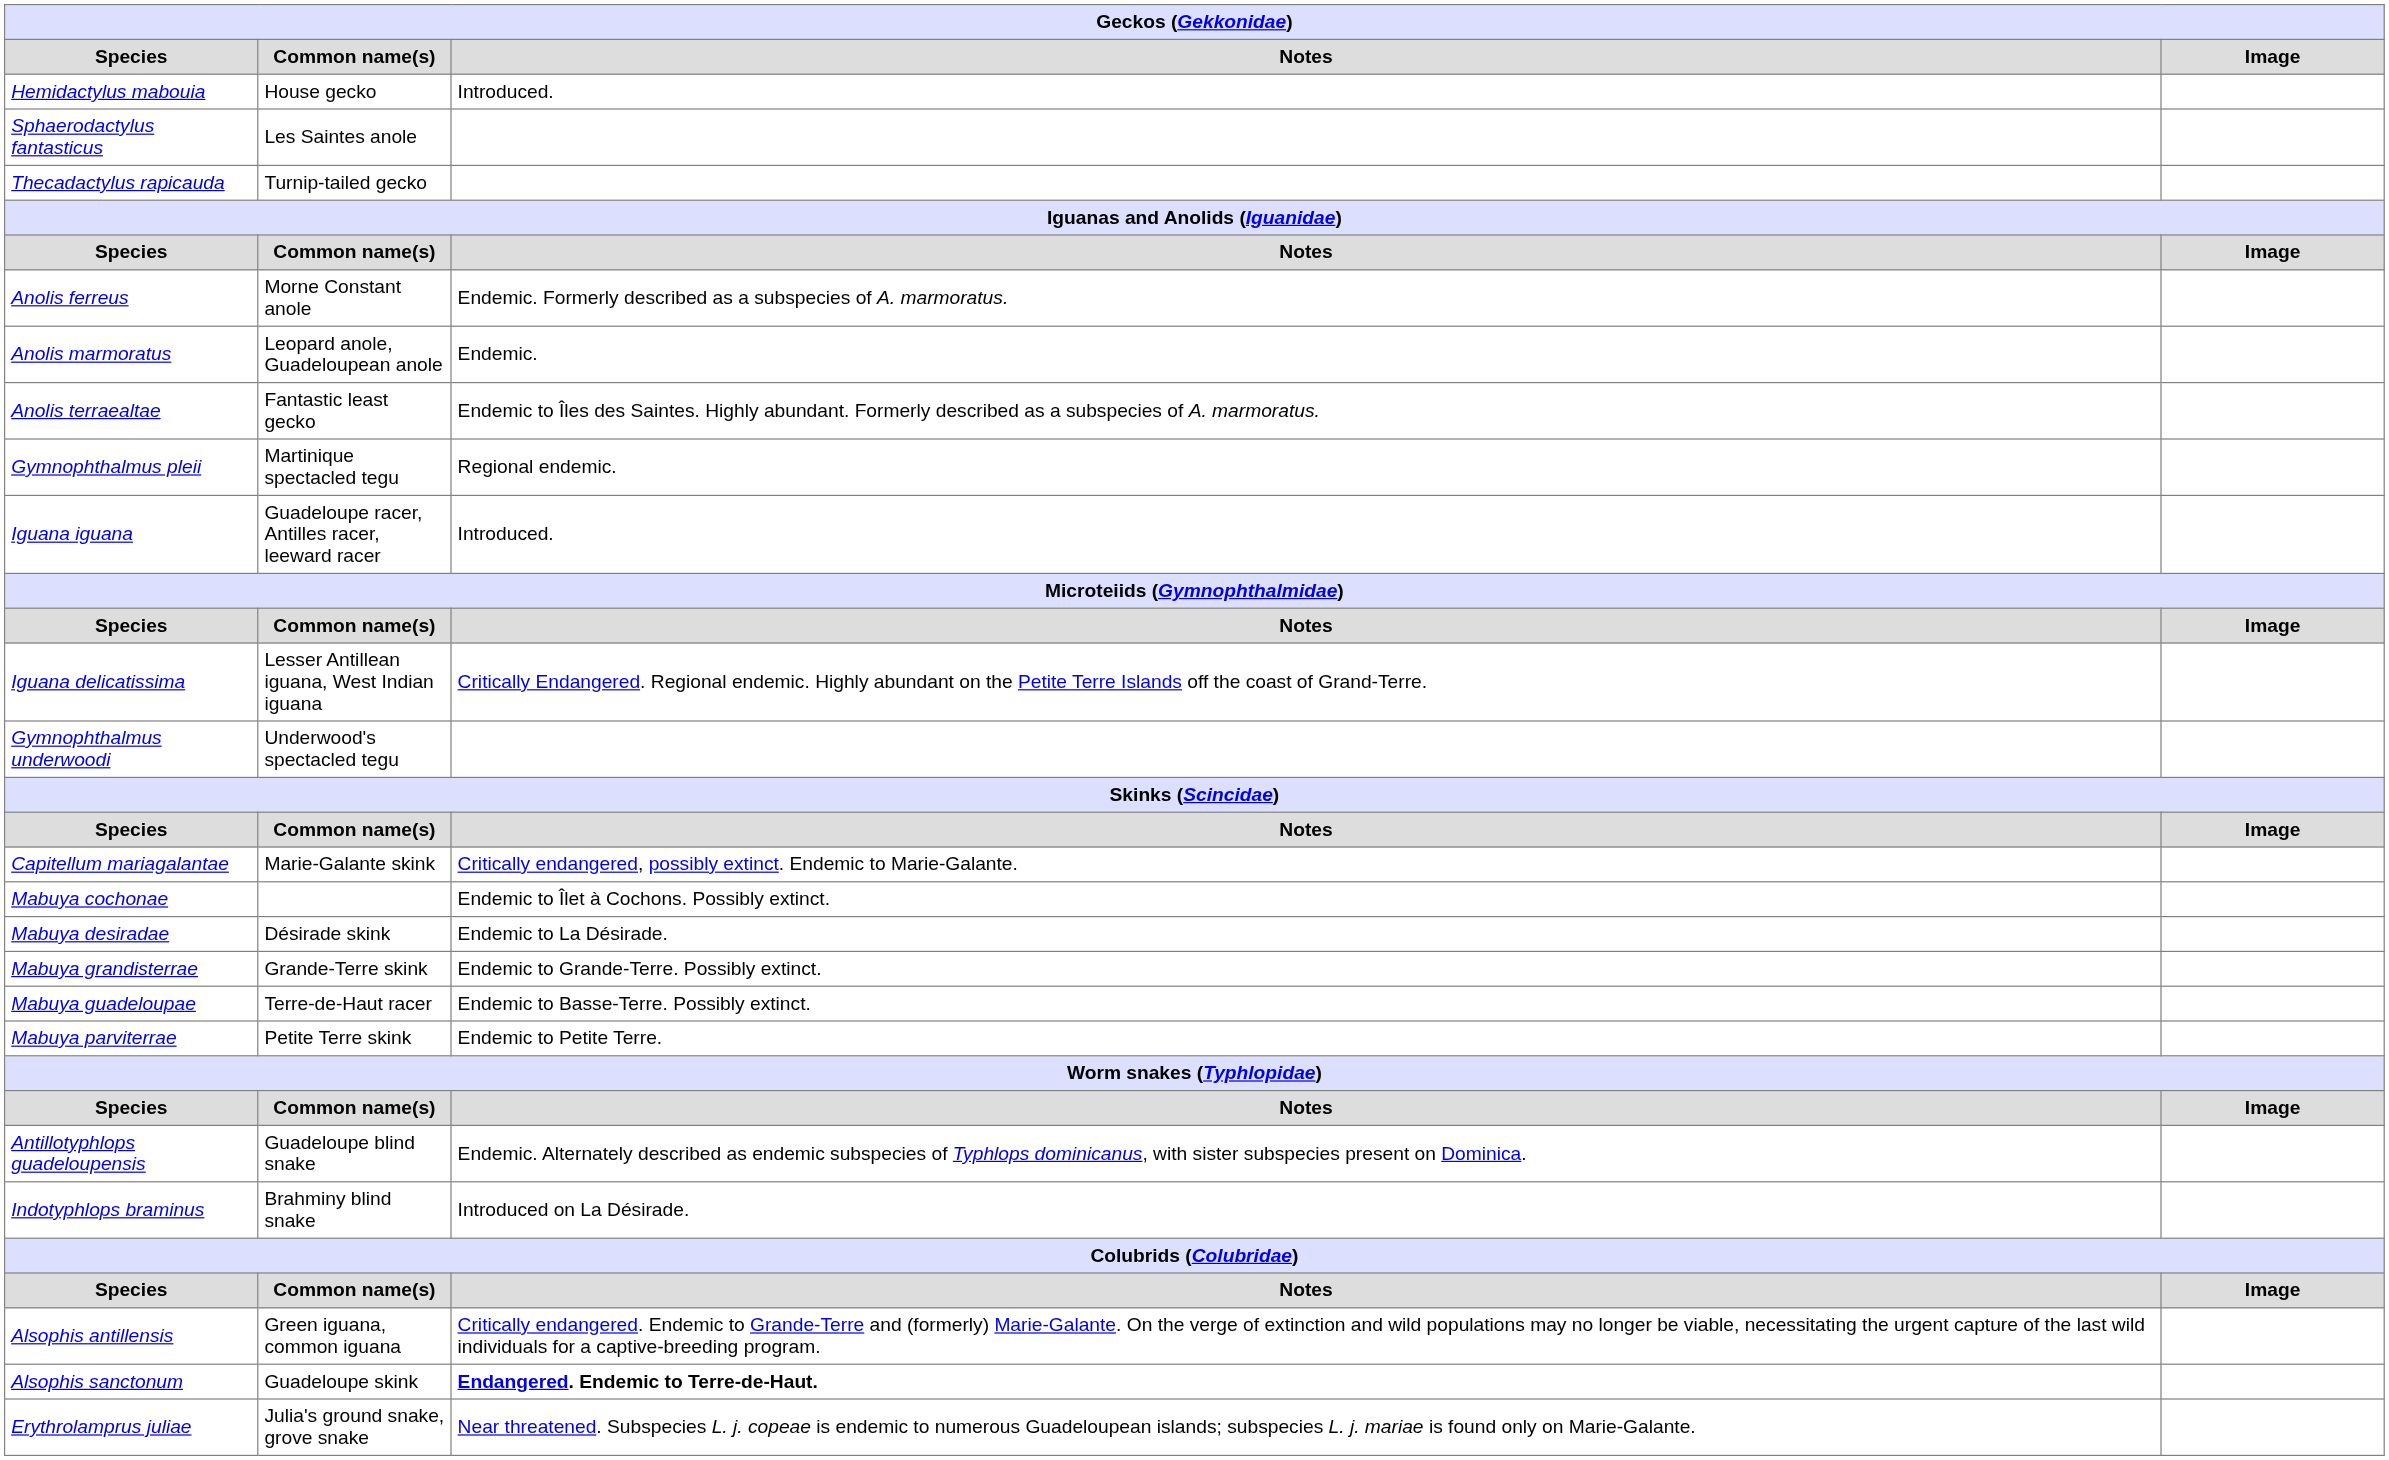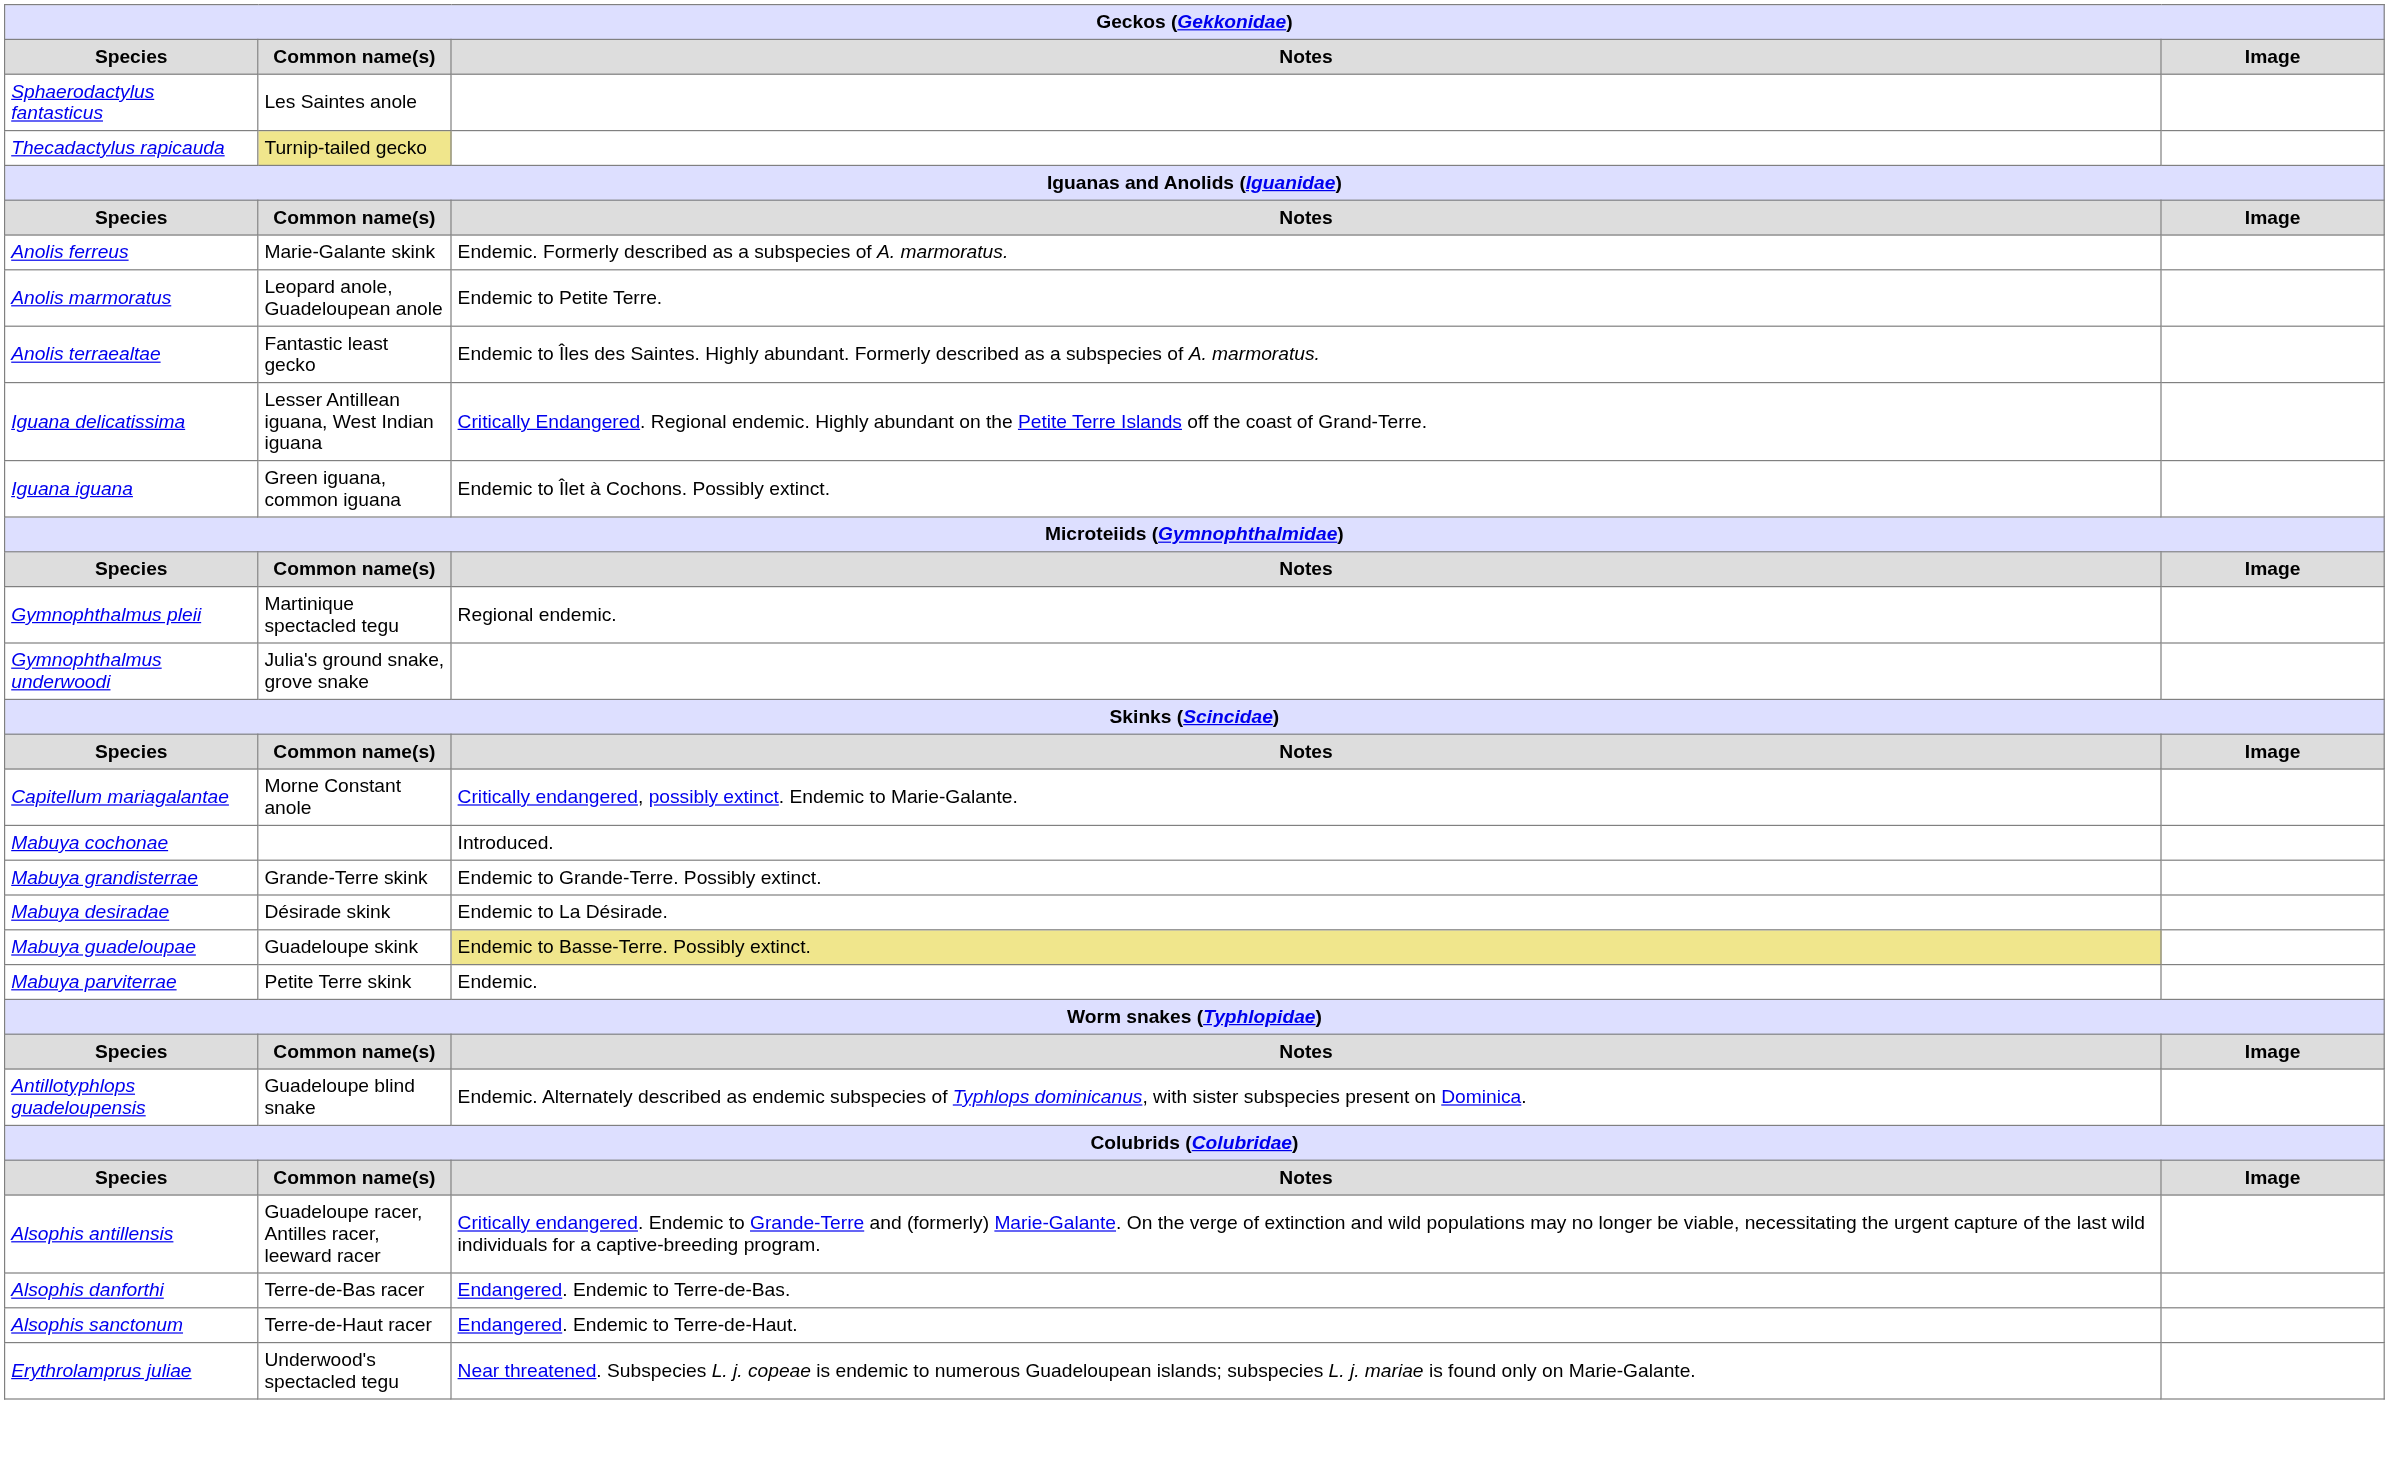- row: (108, 91)
(346, 182) no background -> (346, 147) khaki background
(333, 297) Morne Constant anole -> (350, 252) Marie-Galante skink
(498, 354) Endemic. -> (560, 297) Endemic to Petite Terre.
rows swapped: (98, 681) <-> (106, 467)
(343, 534) Guadeloupe racer, Antilles racer, leeward racer -> (333, 488) Green iguana, common iguana
(506, 534) Introduced. -> (644, 488) Endemic to Îlet à Cochons. Possibly extinct.
(332, 749) Underwood's spectacled tegu -> (354, 671) Julia's ground snake, grove snake
(350, 864) Marie-Galante skink -> (333, 797) Morne Constant anole
(644, 899) Endemic to Îlet à Cochons. Possibly extinct. -> (506, 842) Introduced.
rows swapped: (90, 933) <-> (105, 968)
(348, 1003) Terre-de-Haut racer -> (341, 947) Guadeloupe skink
(634, 1003) no background -> (634, 947) khaki background
(560, 1038) Endemic to Petite Terre. -> (498, 981) Endemic.
- row: (108, 1209)
(333, 1335) Green iguana, common iguana -> (343, 1233) Guadeloupe racer, Antilles racer, leeward racer
+ row: (88, 1290)
(341, 1381) Guadeloupe skink -> (348, 1325) Terre-de-Haut racer
(638, 1381) bold -> (628, 1325) normal
(354, 1427) Julia's ground snake, grove snake -> (332, 1370) Underwood's spectacled tegu
